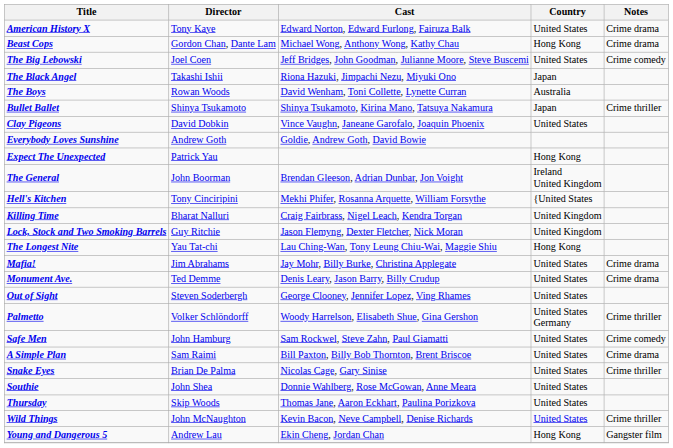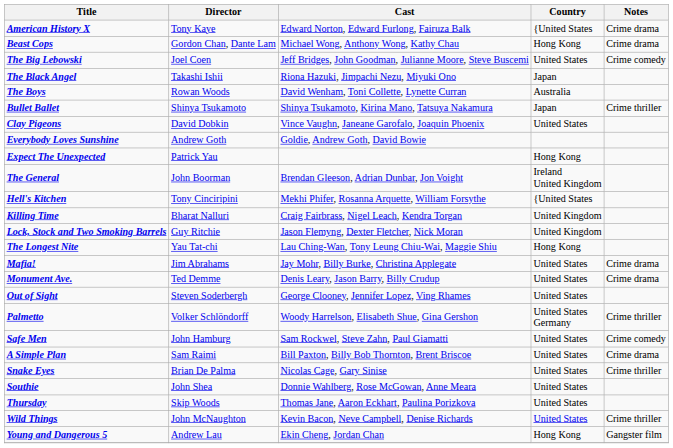(561, 28) United States -> (563, 28) {United States
